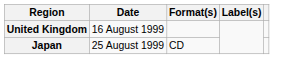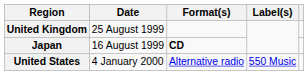(128, 29) 16 August 1999 -> (128, 29) 25 August 1999
(128, 45) 25 August 1999 -> (128, 45) 16 August 1999
(176, 45) normal -> (176, 45) bold
+ row: (47, 62)
